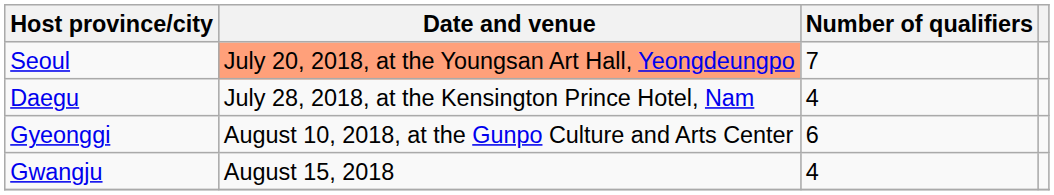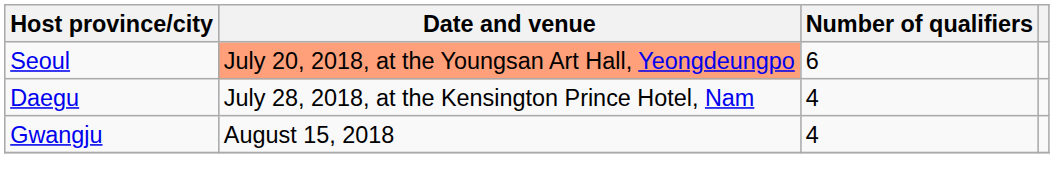(812, 61) 7 -> (812, 61) 6
- row: (60, 135)
